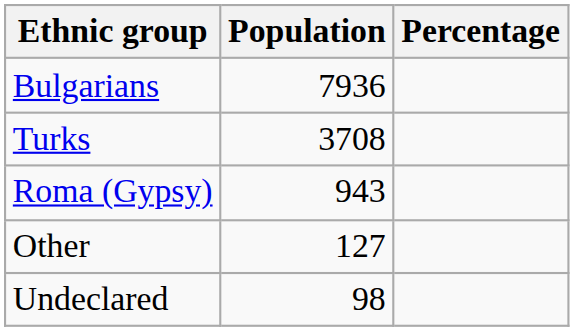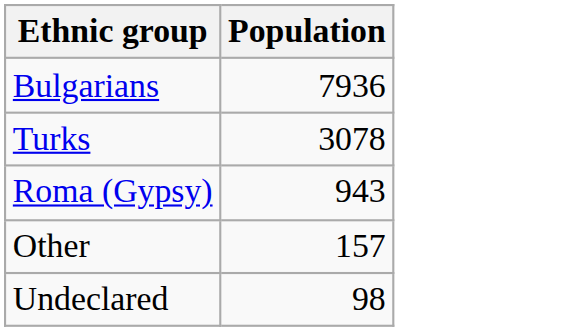- column: (481, 31)
(352, 138) 3708 -> (352, 138) 3078
(360, 245) 127 -> (360, 245) 157
